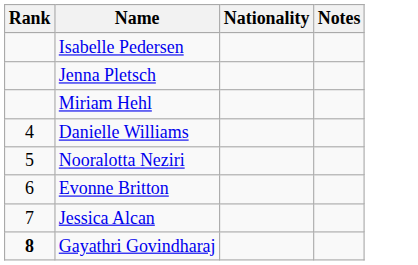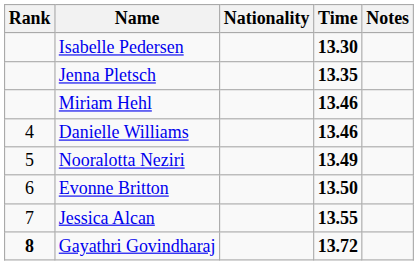+ column: (338, 18)
